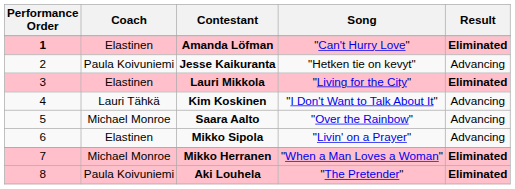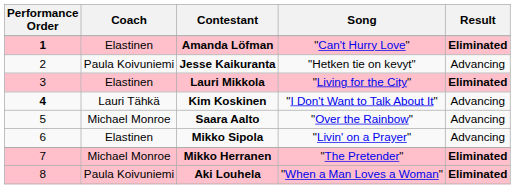(43, 100) normal -> (43, 100) bold
(362, 156) "When a Man Loves a Woman" -> (362, 156) "The Pretender"
(362, 175) "The Pretender" -> (362, 175) "When a Man Loves a Woman"
